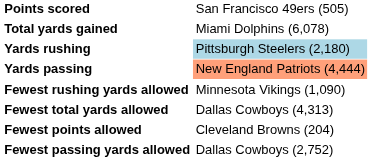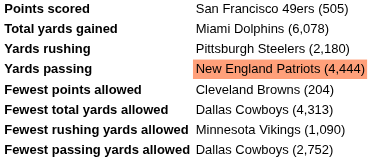(273, 49) lightblue background -> (273, 49) no background
rows swapped: (73, 130) <-> (96, 89)
